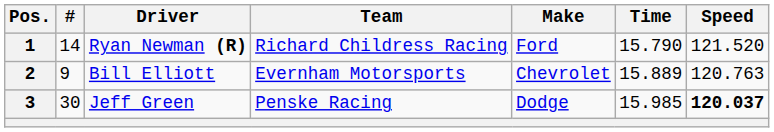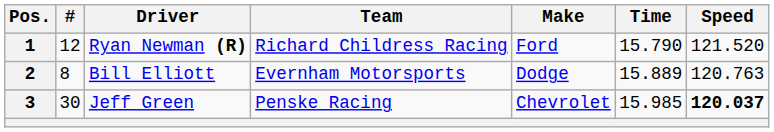(70, 48) 14 -> (70, 48) 12
(65, 76) 9 -> (65, 76) 8
(563, 76) Chevrolet -> (542, 76) Dodge
(542, 104) Dodge -> (563, 104) Chevrolet
